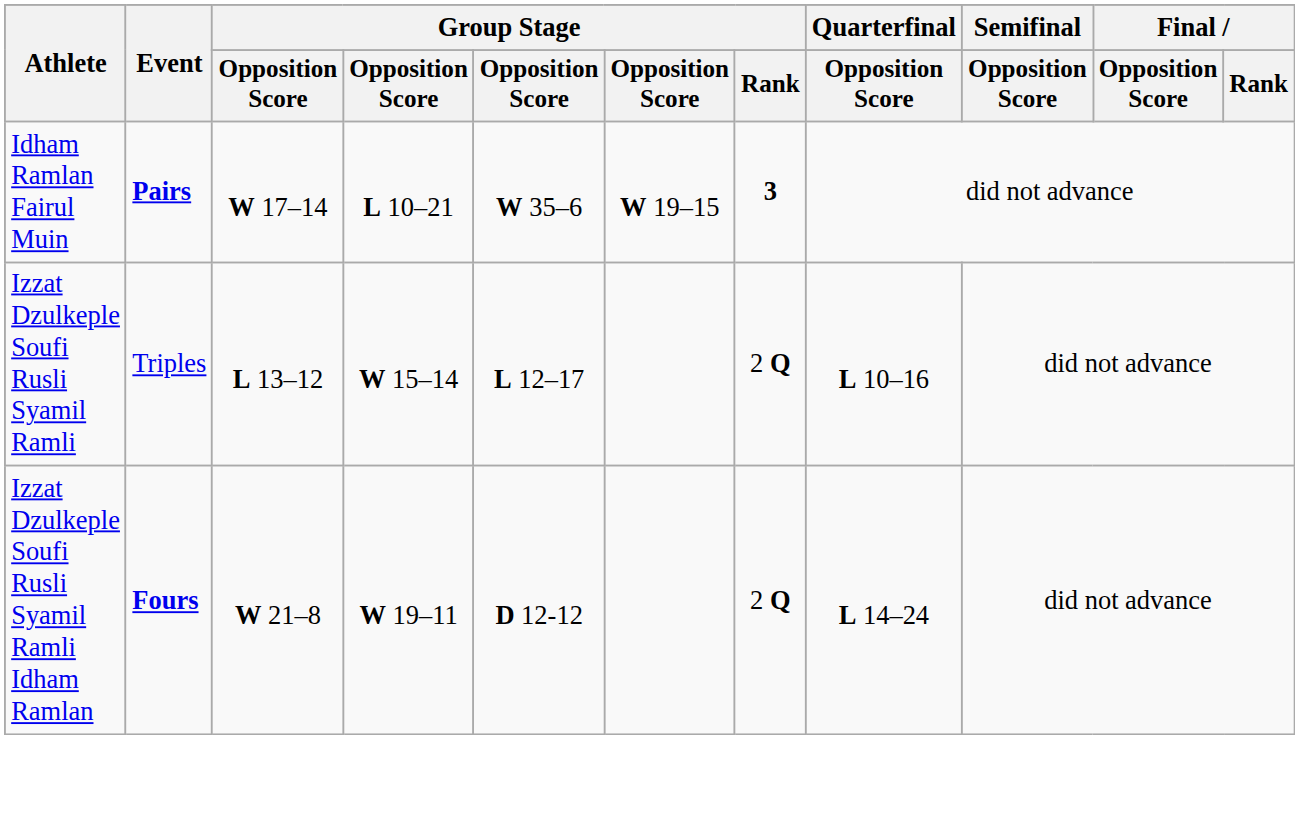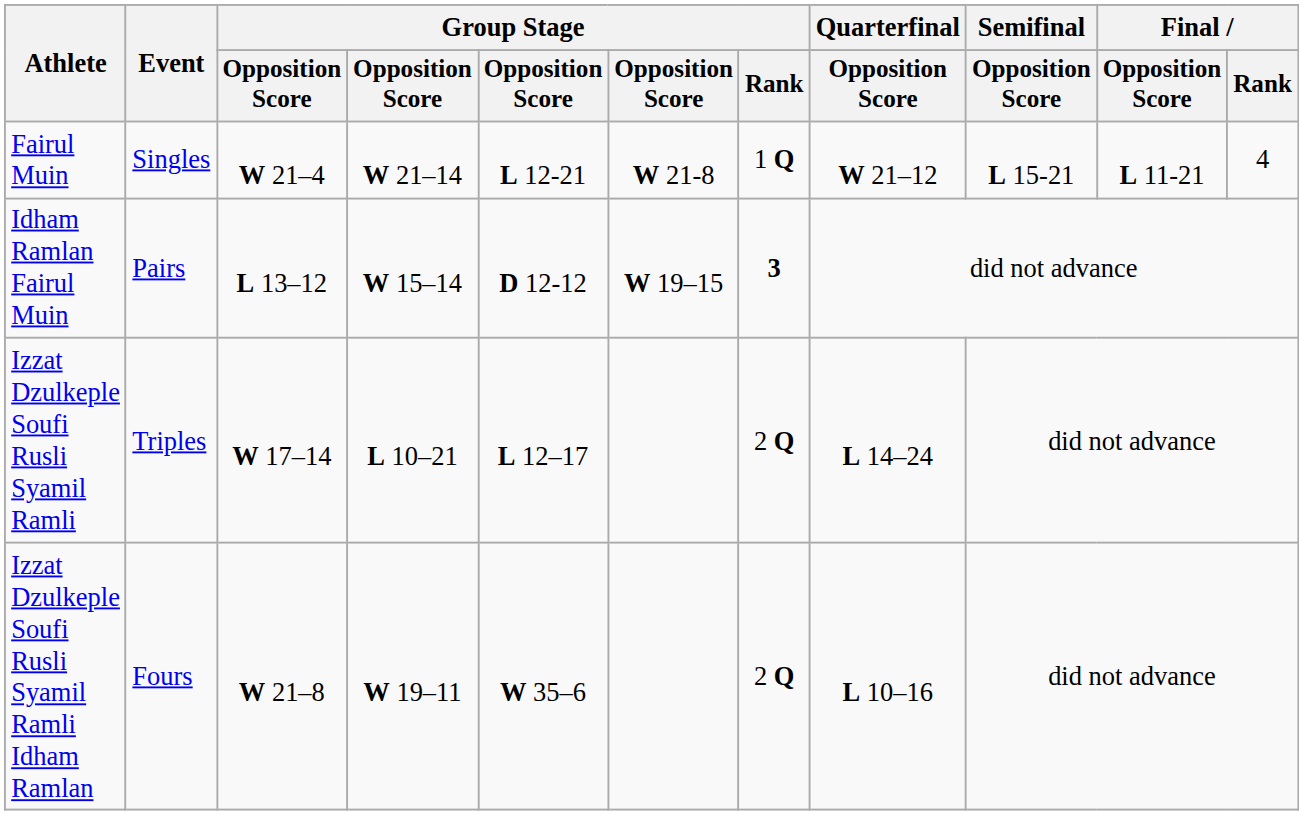+ row: (43, 159)
(162, 191) bold -> (159, 267) normal
(278, 207) W 17–14 -> (282, 283) L 13–12
(409, 207) L 10–21 -> (412, 283) W 15–14
(539, 207) W 35–6 -> (543, 283) D 12-12
(278, 379) L 13–12 -> (282, 455) W 17–14
(409, 379) W 15–14 -> (412, 455) L 10–21
(884, 379) L 10–16 -> (888, 455) L 14–24
(165, 599) bold -> (163, 676) normal
(539, 615) D 12-12 -> (543, 692) W 35–6
(884, 615) L 14–24 -> (888, 692) L 10–16
